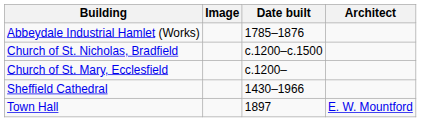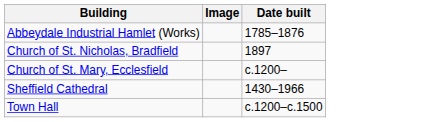- column: (370, 13)
(284, 51) c.1200–c.1500 -> (258, 51) 1897
(258, 107) 1897 -> (284, 107) c.1200–c.1500
